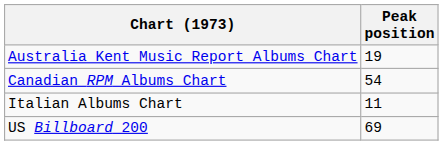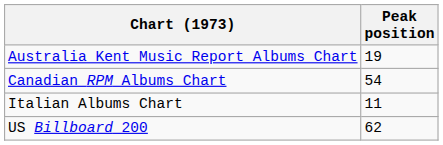(373, 128) 69 -> (373, 128) 62
